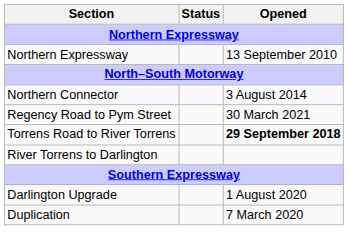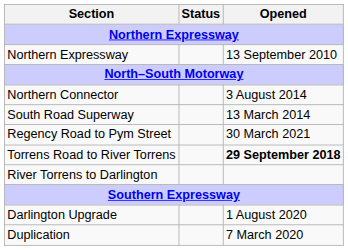+ row: (71, 114)
